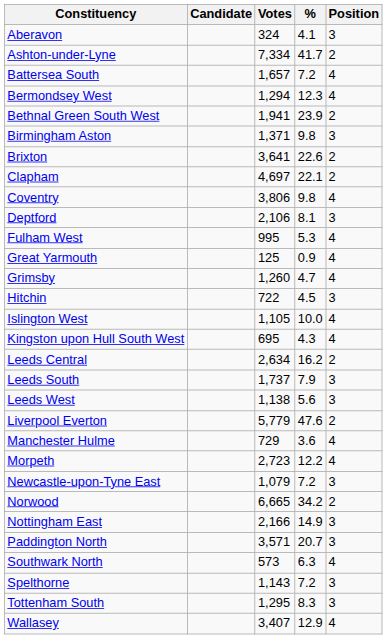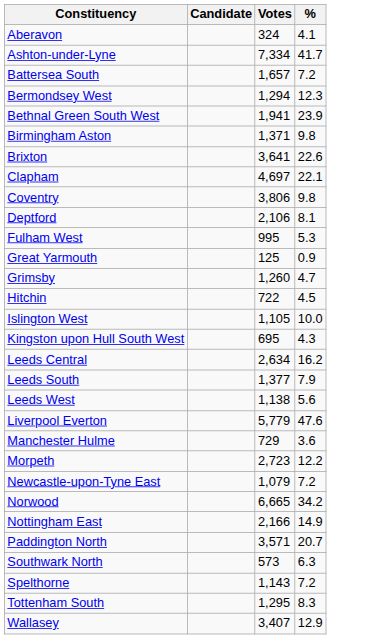- column: (354, 14)
(274, 380) 1,737 -> (274, 380) 1,377
